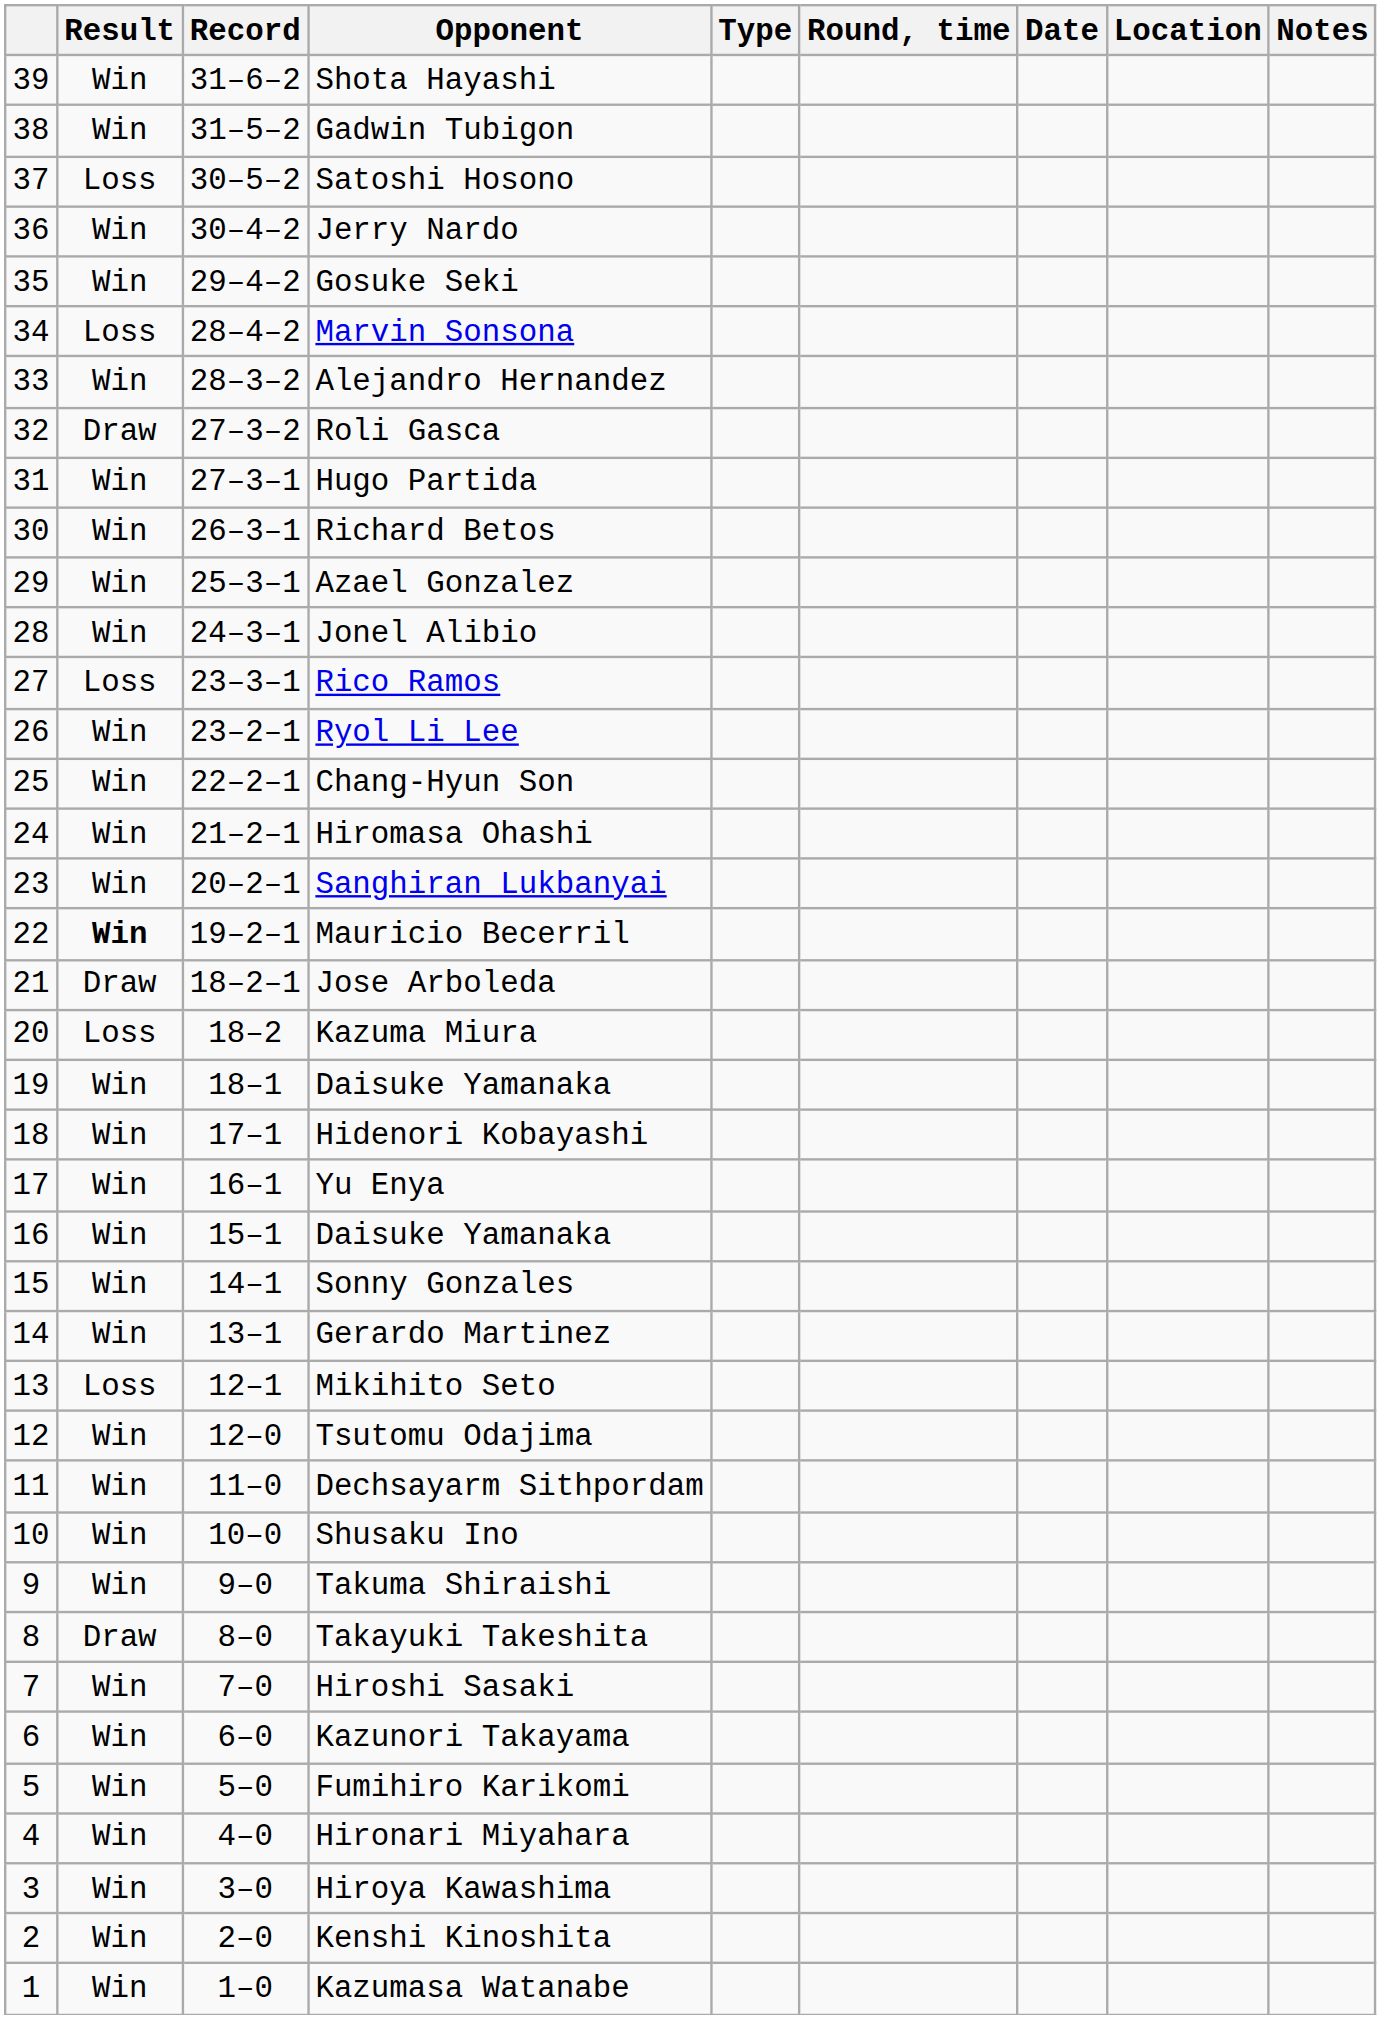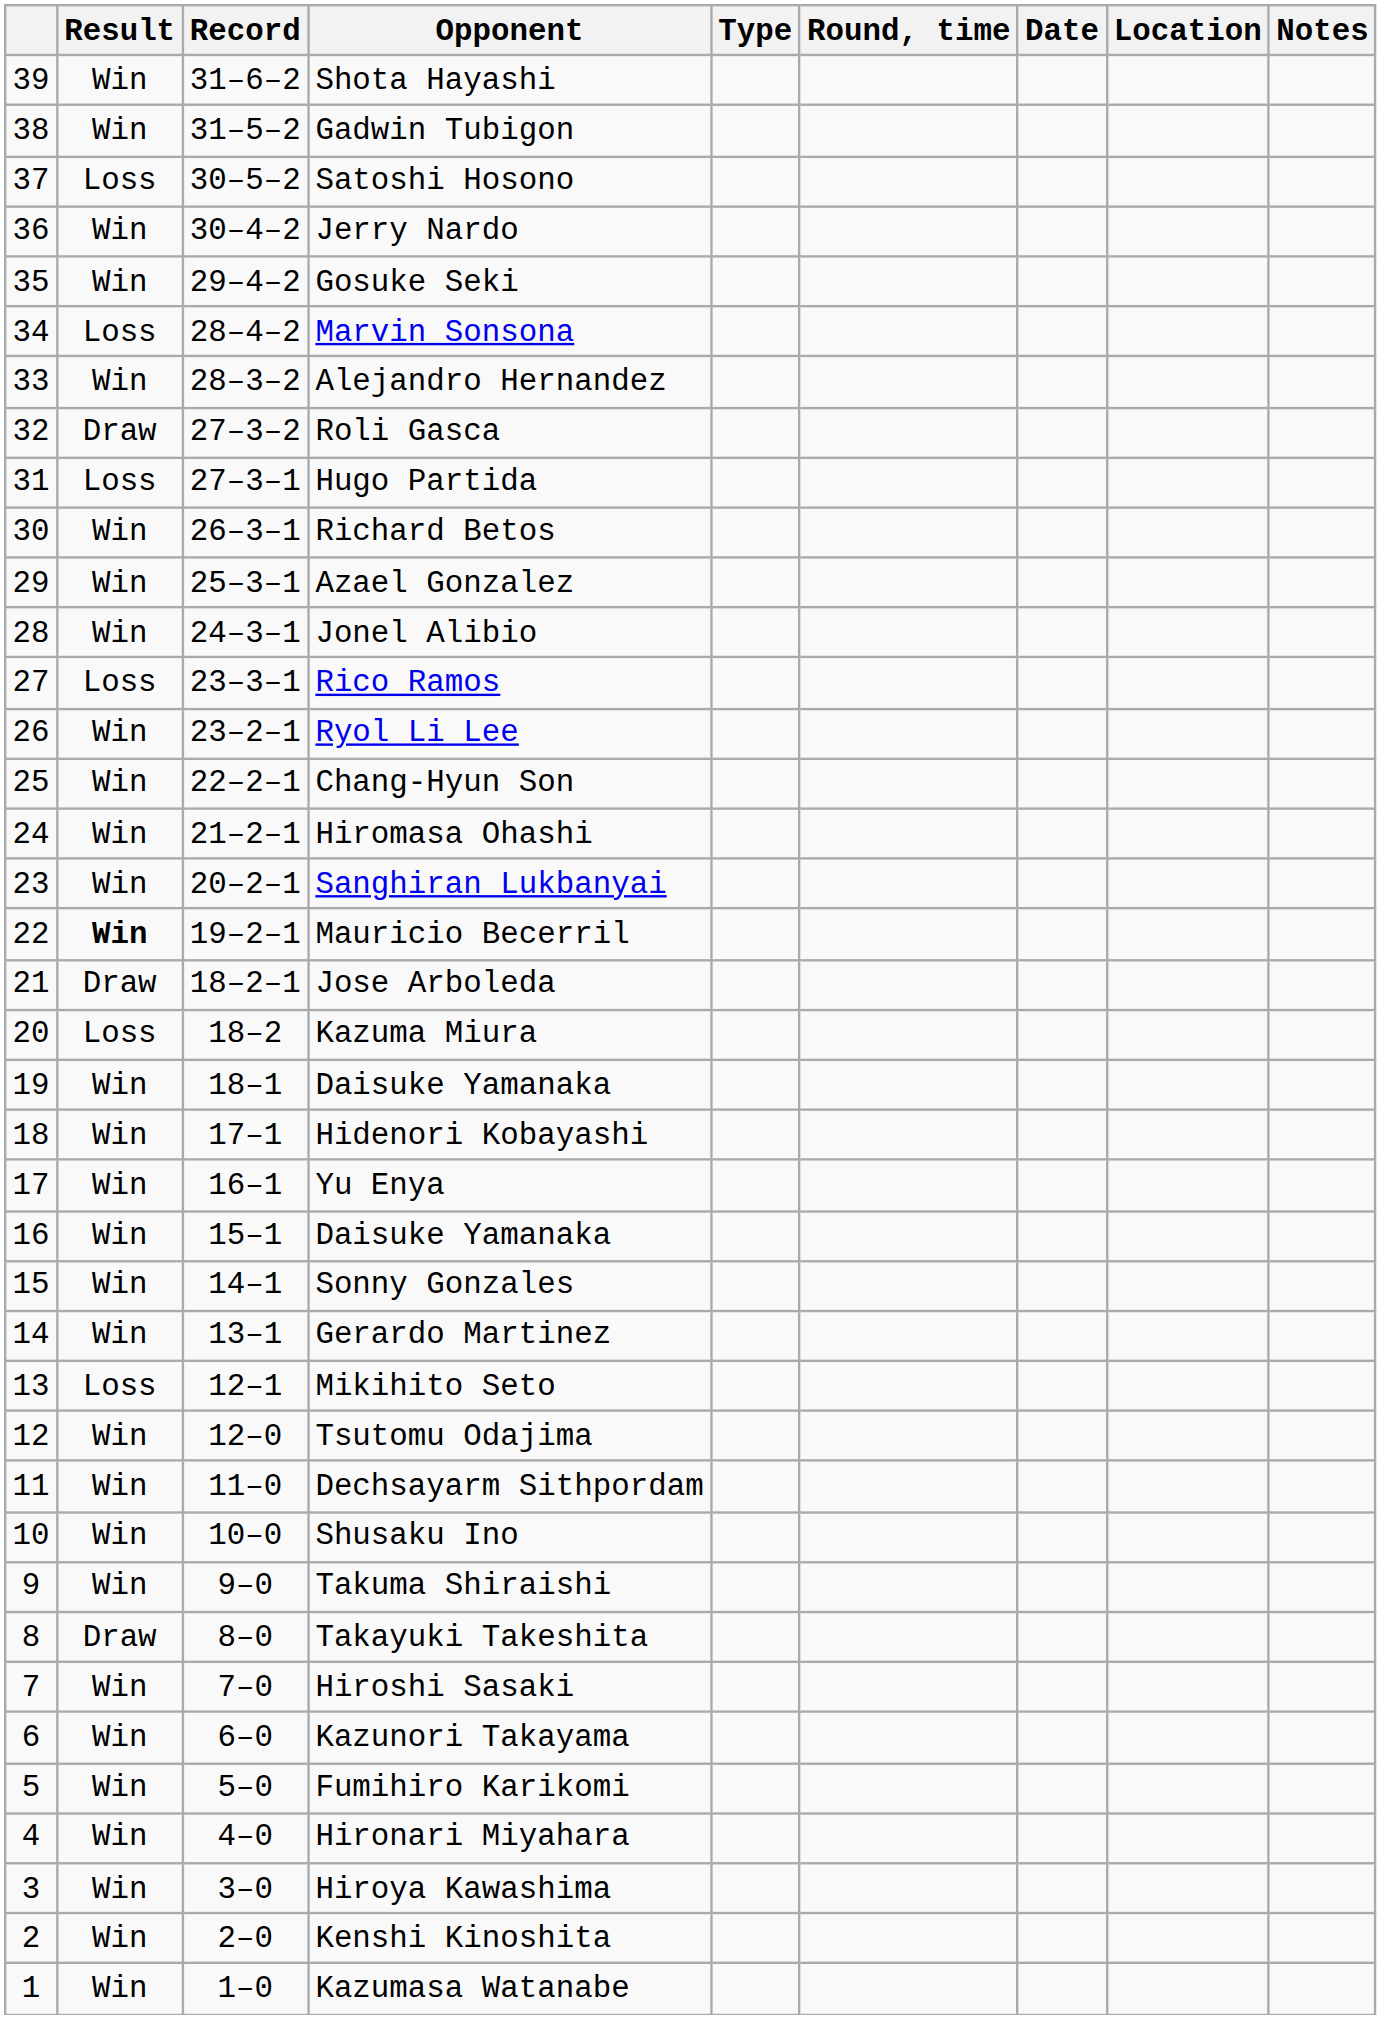(120, 482) Win -> (120, 482) Loss
